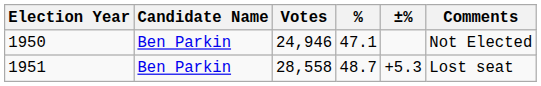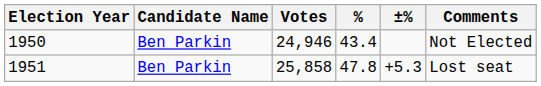(358, 43) 47.1 -> (358, 43) 43.4
(304, 68) 28,558 -> (304, 68) 25,858
(358, 68) 48.7 -> (358, 68) 47.8
